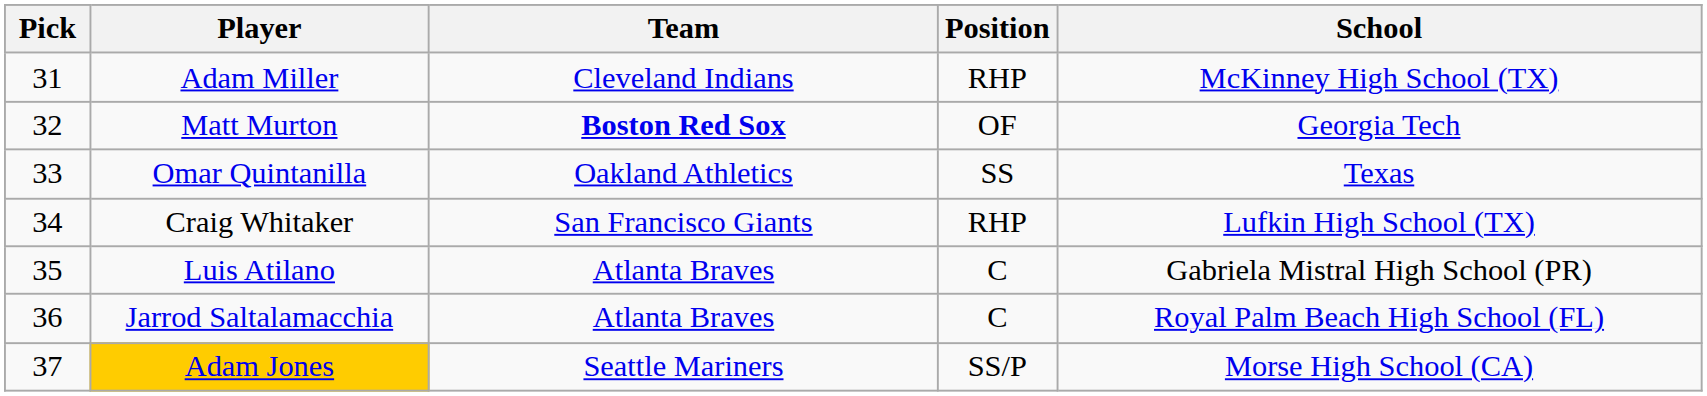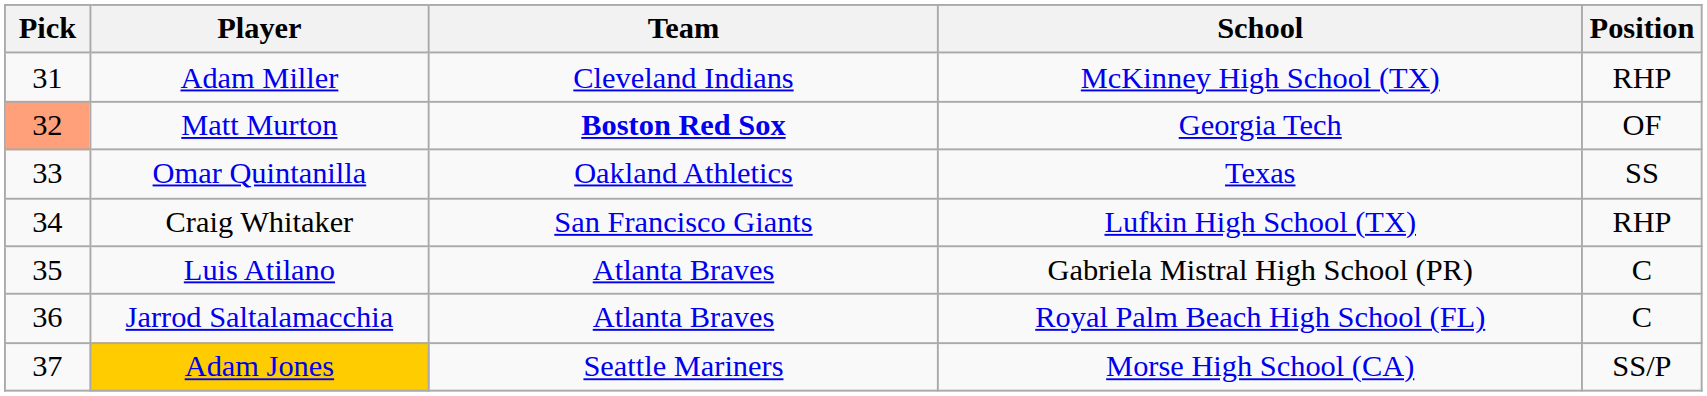columns swapped: (997, 28) <-> (1379, 28)
(47, 125) no background -> (47, 125) lightsalmon background
